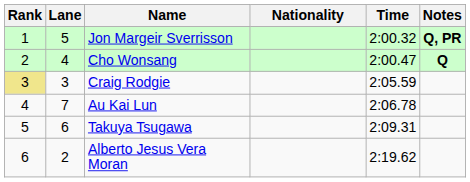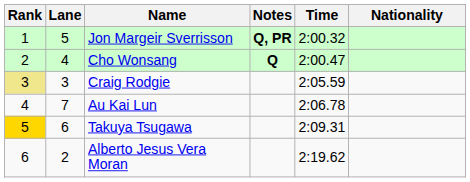columns swapped: (308, 15) <-> (442, 15)
(25, 127) no background -> (25, 127) gold background
